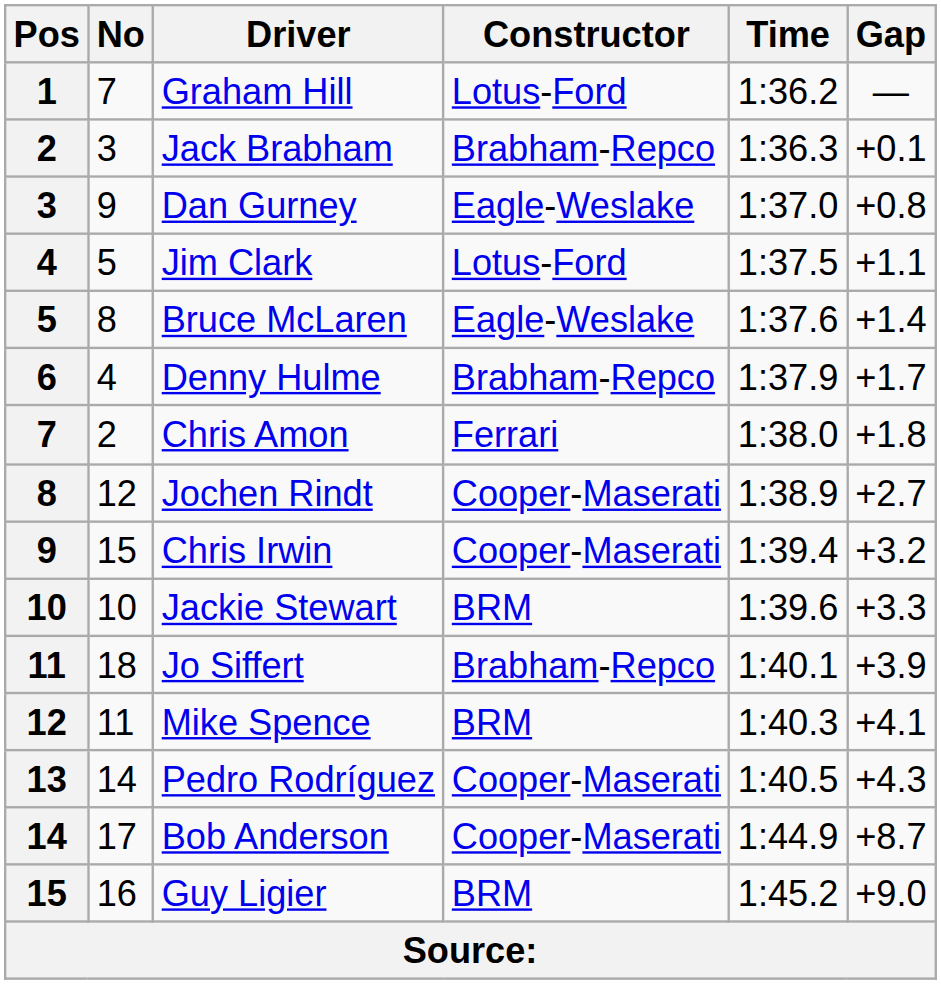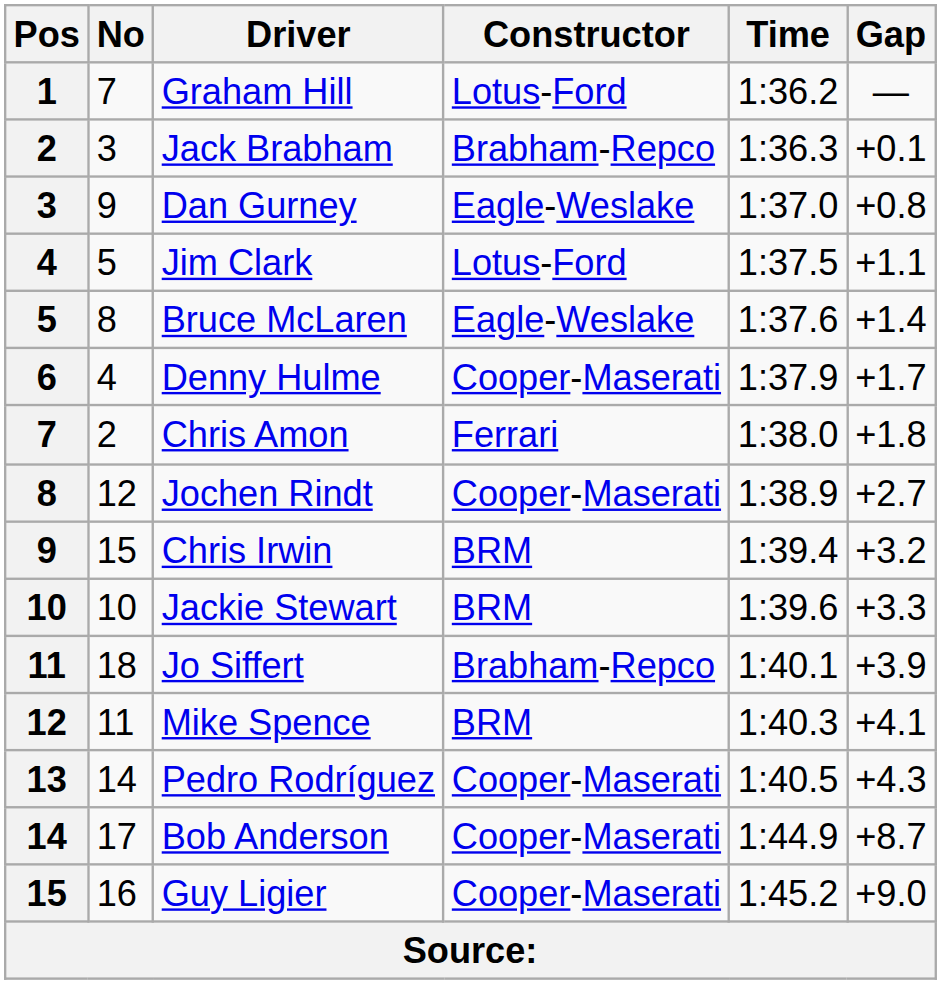(583, 378) Brabham-Repco -> (586, 378) Cooper-Maserati
(586, 549) Cooper-Maserati -> (492, 549) BRM
(492, 893) BRM -> (586, 893) Cooper-Maserati
